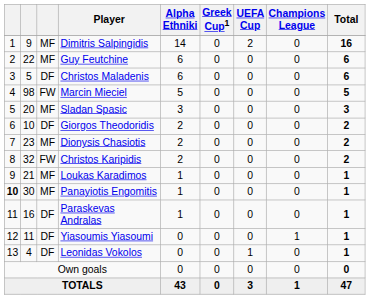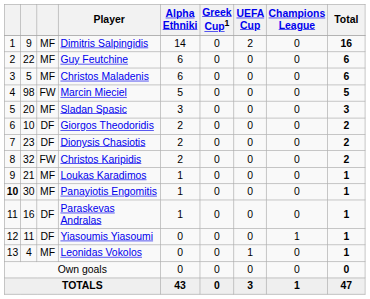(48, 76) DF -> (48, 76) MF
(48, 142) MF -> (48, 142) DF
(48, 253) DF -> (48, 253) MF
